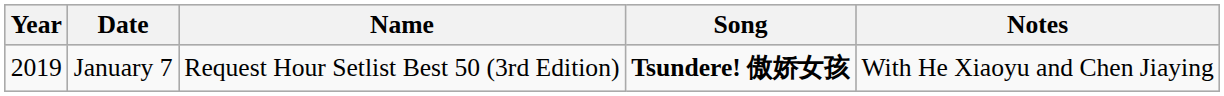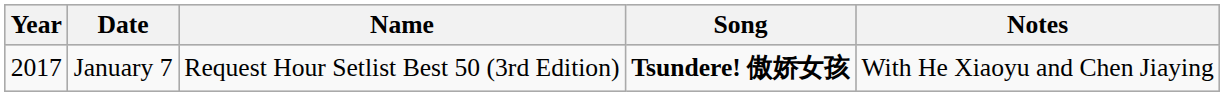(36, 67) 2019 -> (36, 67) 2017
